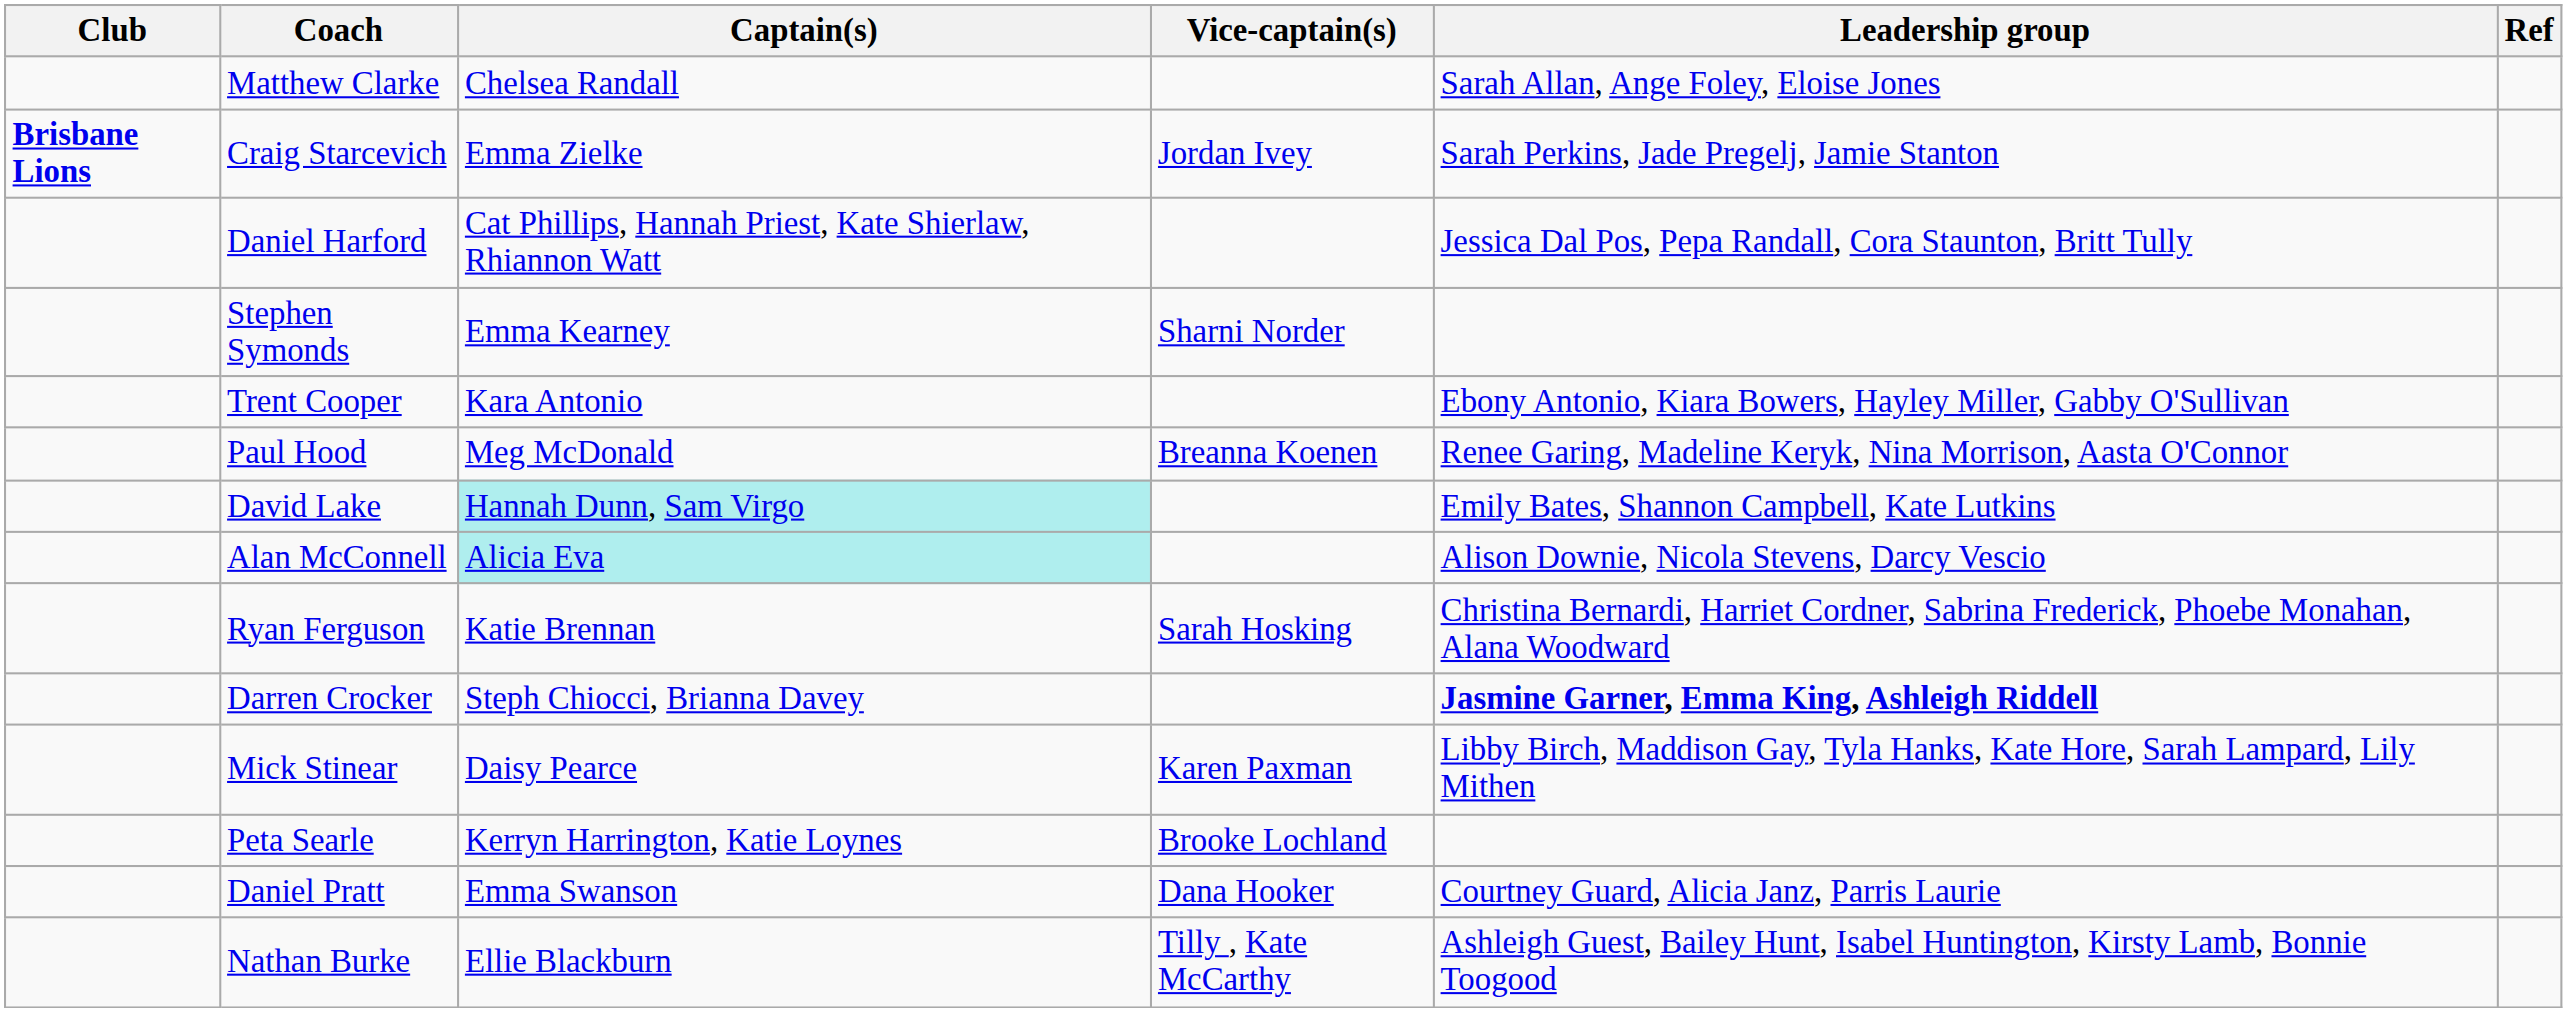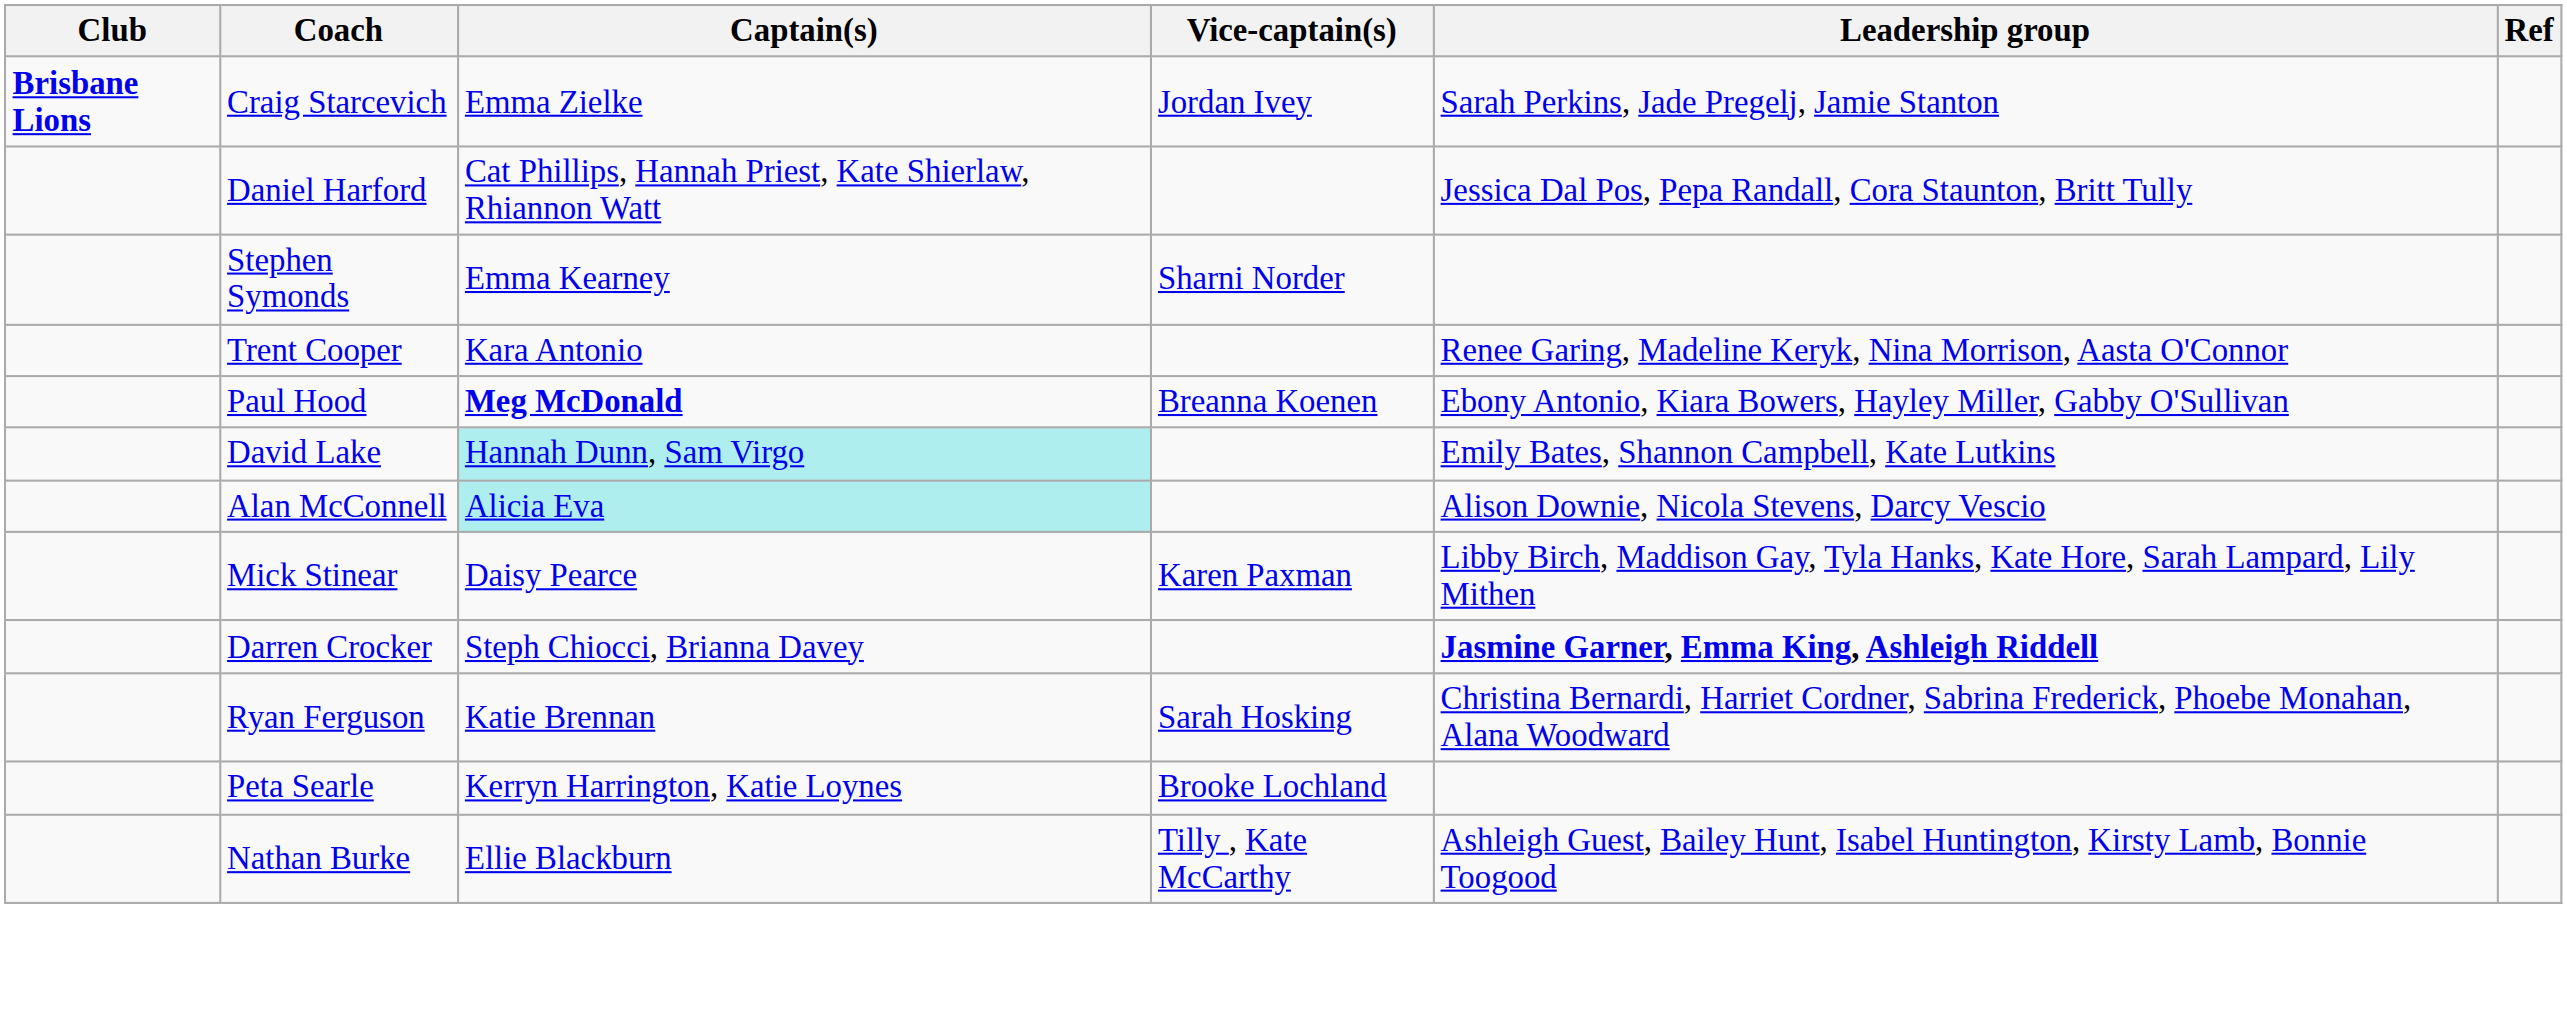- row: (333, 82)
(1865, 401) Ebony Antonio, Kiara Bowers, Hayley Miller, Gabby O'Sullivan -> (1864, 349) Renee Garing, Madeline Keryk, Nina Morrison, Aasta O'Connor
(569, 453) normal -> (574, 401) bold
(1864, 453) Renee Garing, Madeline Keryk, Nina Morrison, Aasta O'Connor -> (1865, 401) Ebony Antonio, Kiara Bowers, Hayley Miller, Gabby O'Sullivan
rows swapped: (312, 768) <-> (326, 627)
- row: (306, 891)
